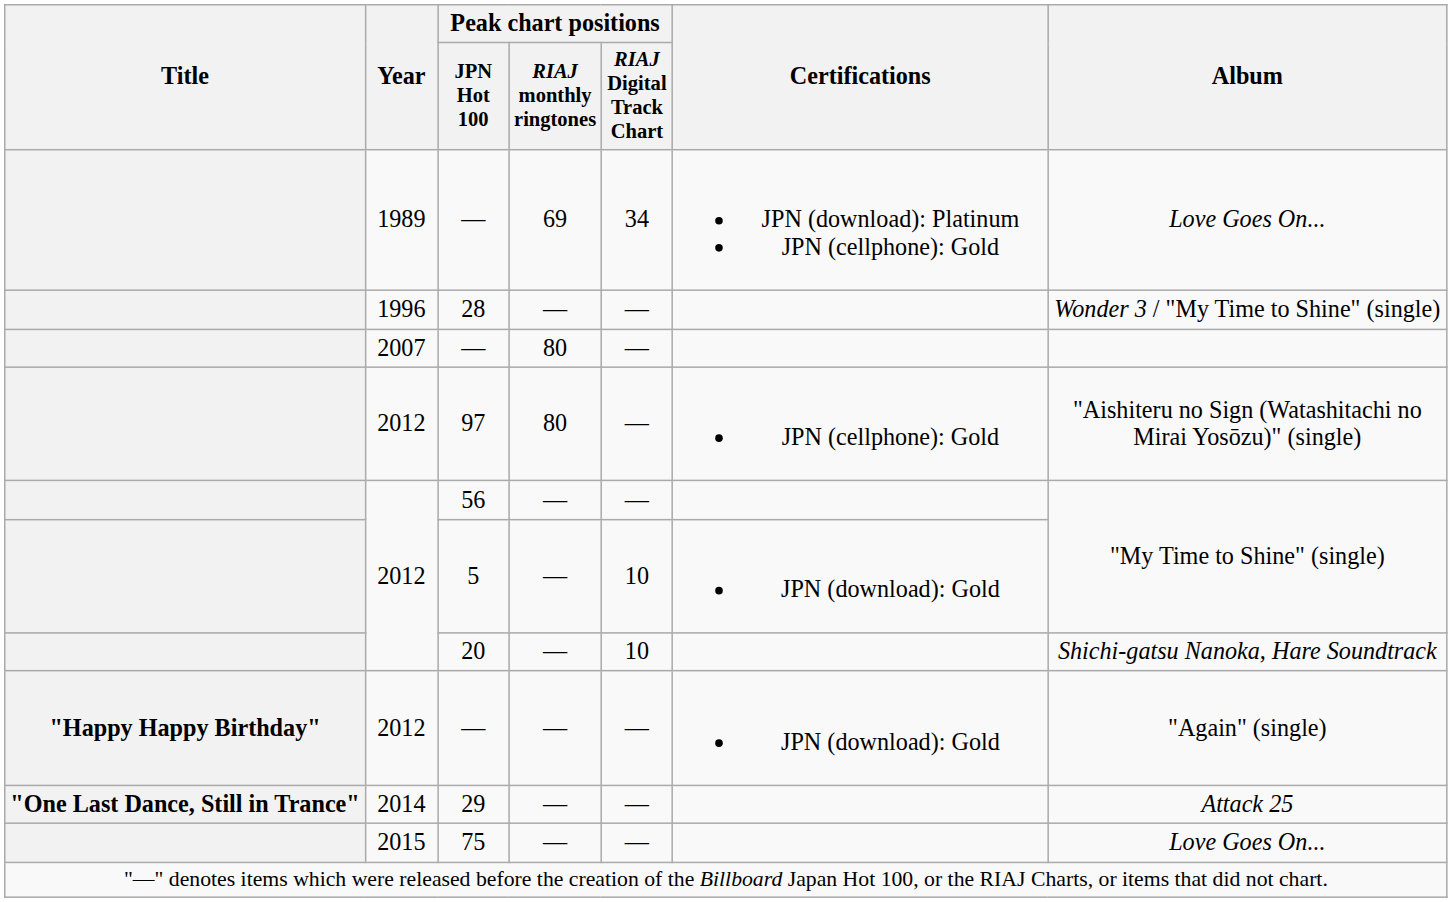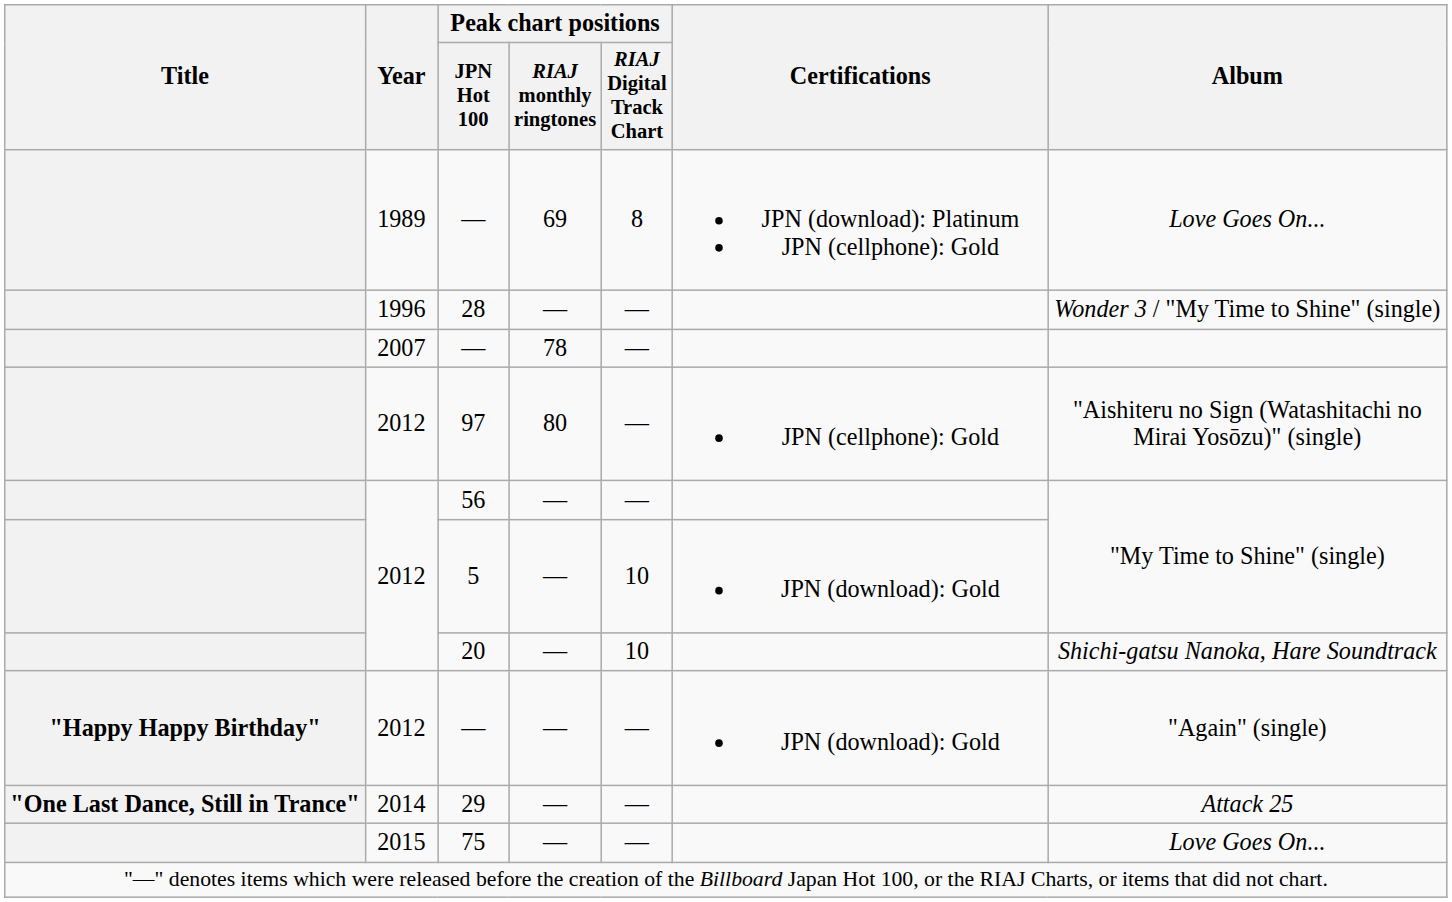(637, 219) 34 -> (637, 219) 8
(555, 347) 80 -> (555, 347) 78
